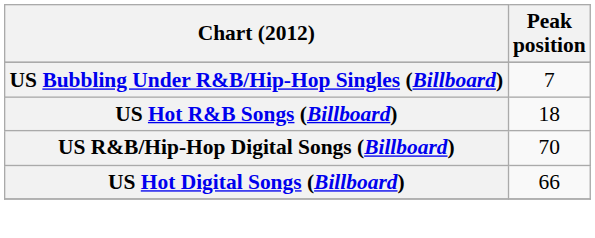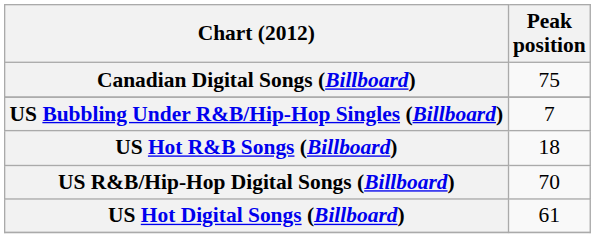+ row: (256, 79)
(549, 181) 66 -> (549, 215) 61
